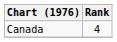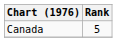(97, 29) 4 -> (97, 29) 5
